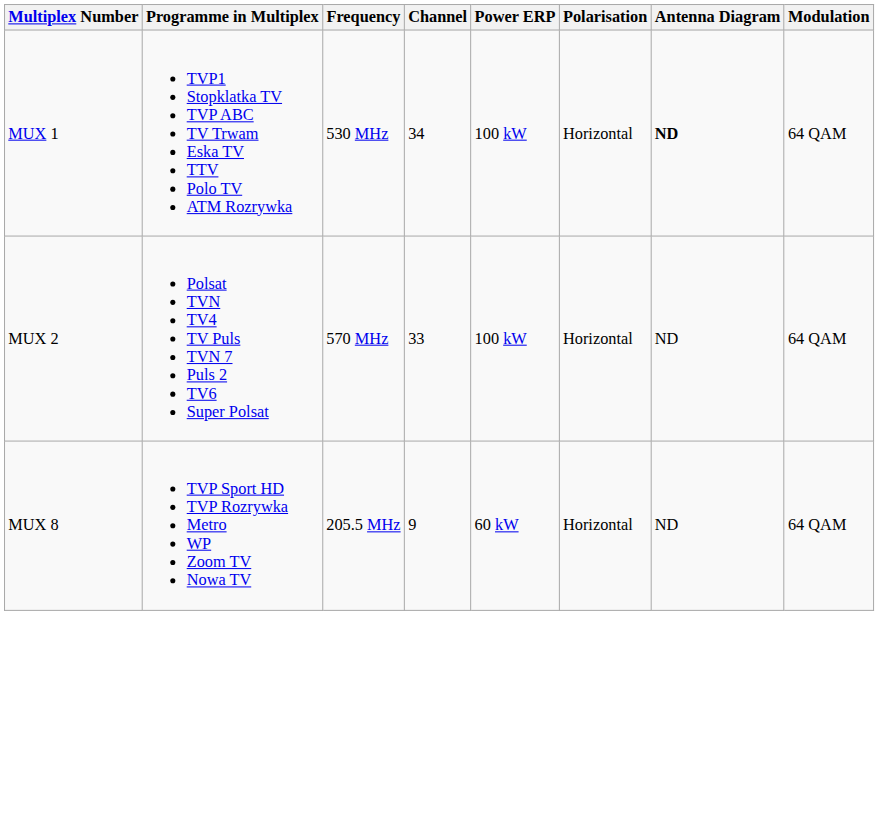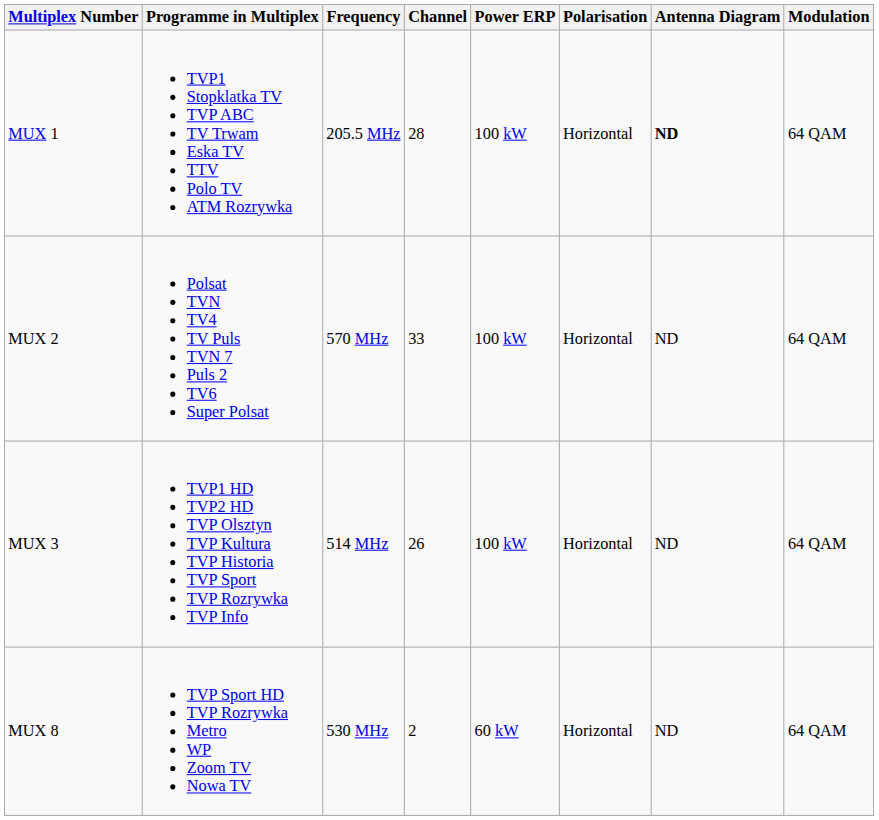(357, 133) 530 MHz -> (363, 133) 205.5 MHz
(416, 133) 34 -> (416, 133) 28
+ row: (33, 543)
(363, 525) 205.5 MHz -> (357, 730) 530 MHz
(412, 525) 9 -> (412, 730) 2
